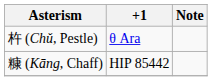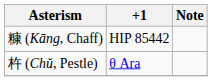rows swapped: (55, 63) <-> (53, 38)
